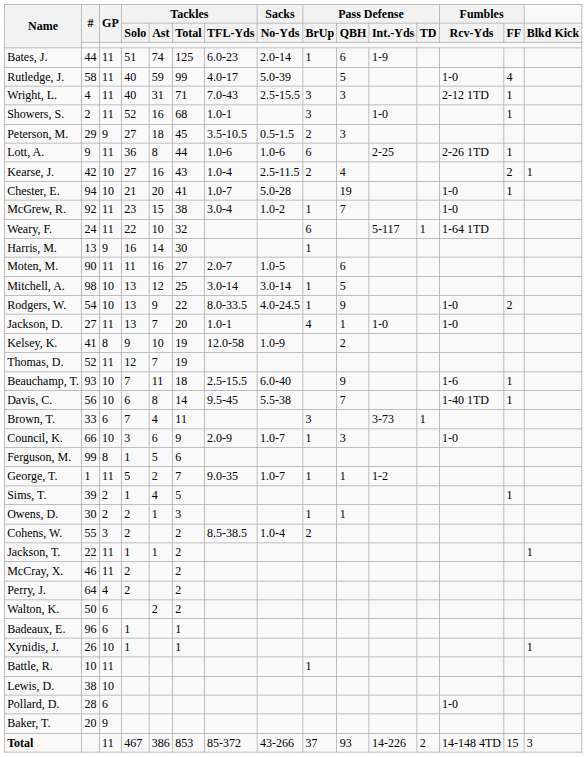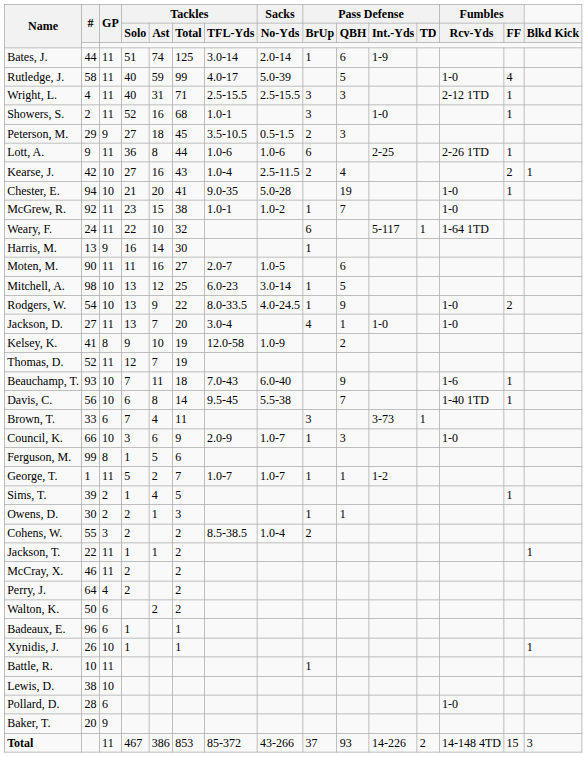(223, 57) 6.0-23 -> (223, 57) 3.0-14
(223, 95) 7.0-43 -> (227, 95) 2.5-15.5
(220, 190) 1.0-7 -> (223, 190) 9.0-35
(220, 209) 3.0-4 -> (220, 209) 1.0-1
(223, 285) 3.0-14 -> (223, 285) 6.0-23
(220, 324) 1.0-1 -> (220, 324) 3.0-4
(227, 381) 2.5-15.5 -> (223, 381) 7.0-43
(223, 476) 9.0-35 -> (220, 476) 1.0-7
